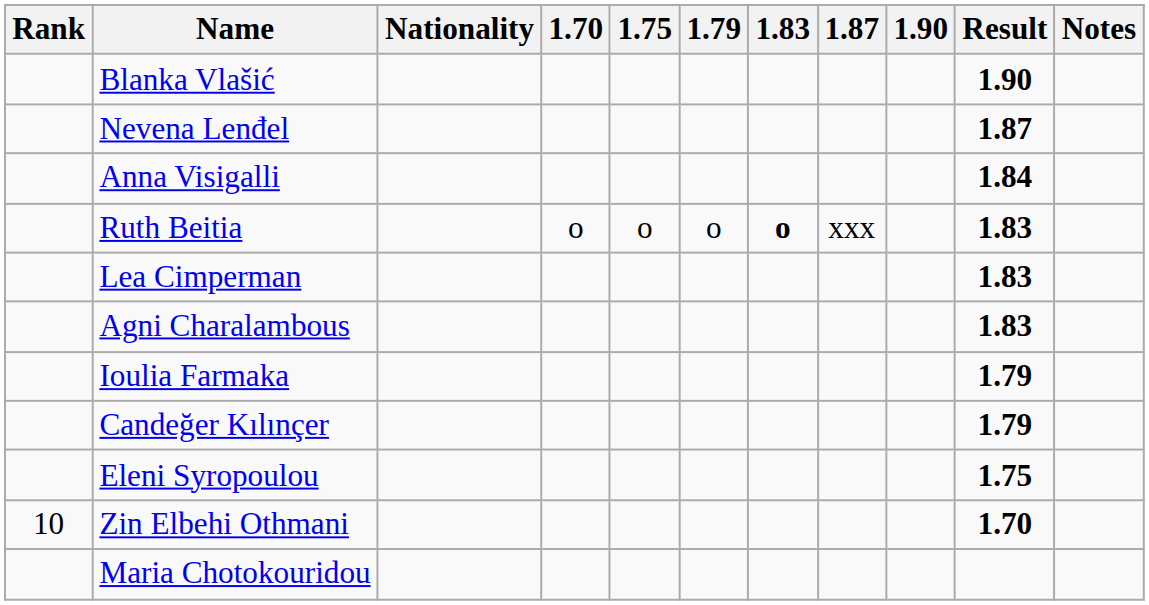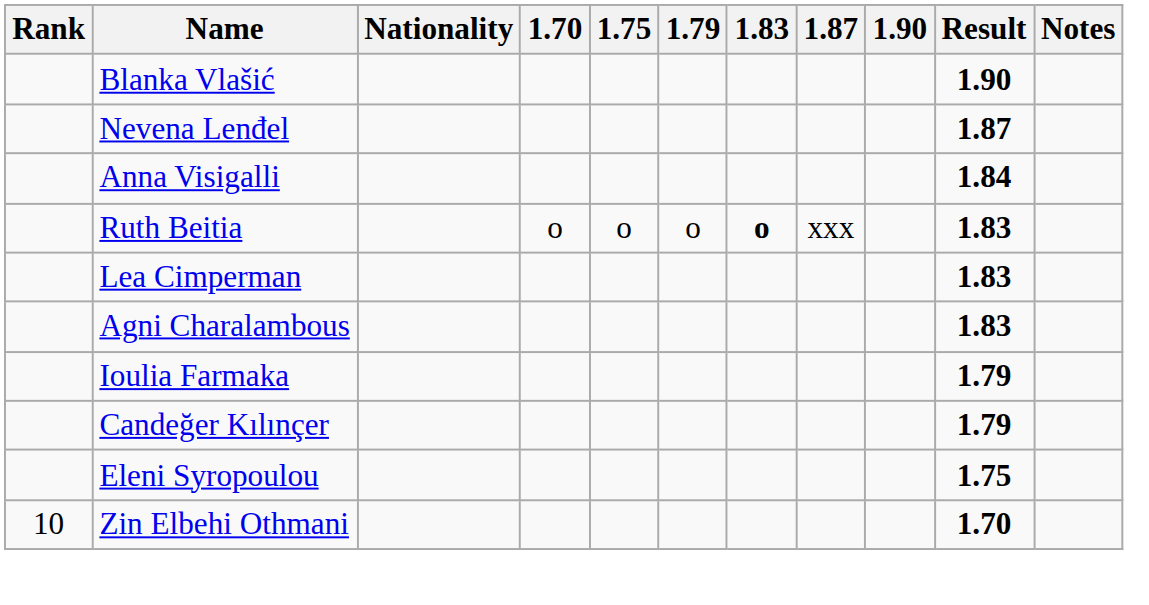- row: (235, 573)
